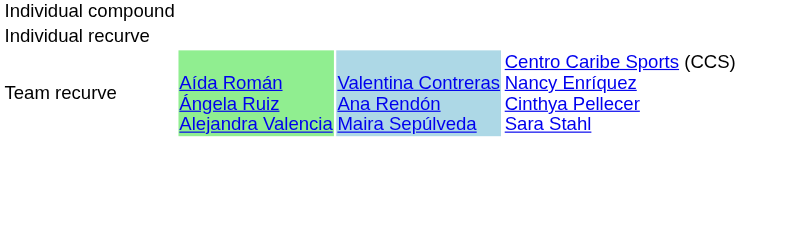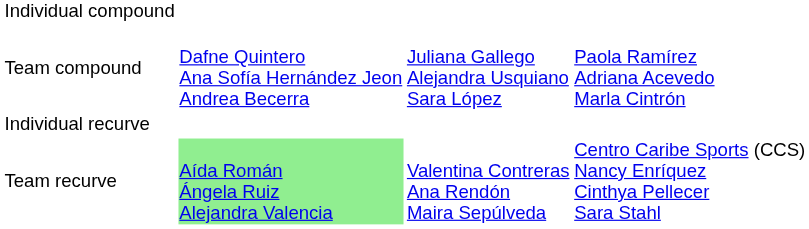+ row: (73, 67)
(419, 103) lightblue background -> (488, 191) no background
